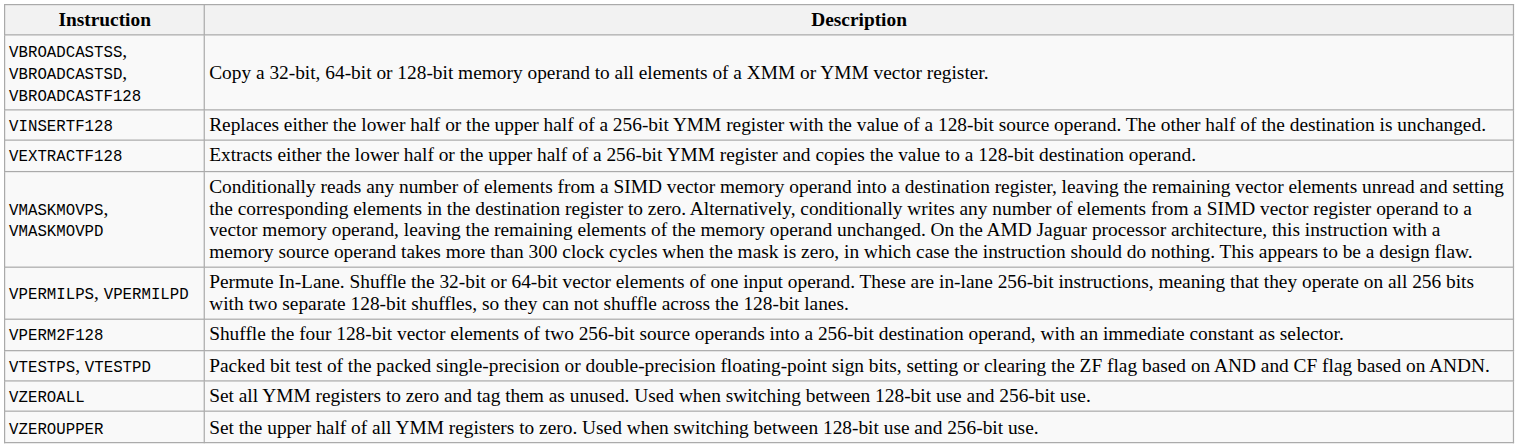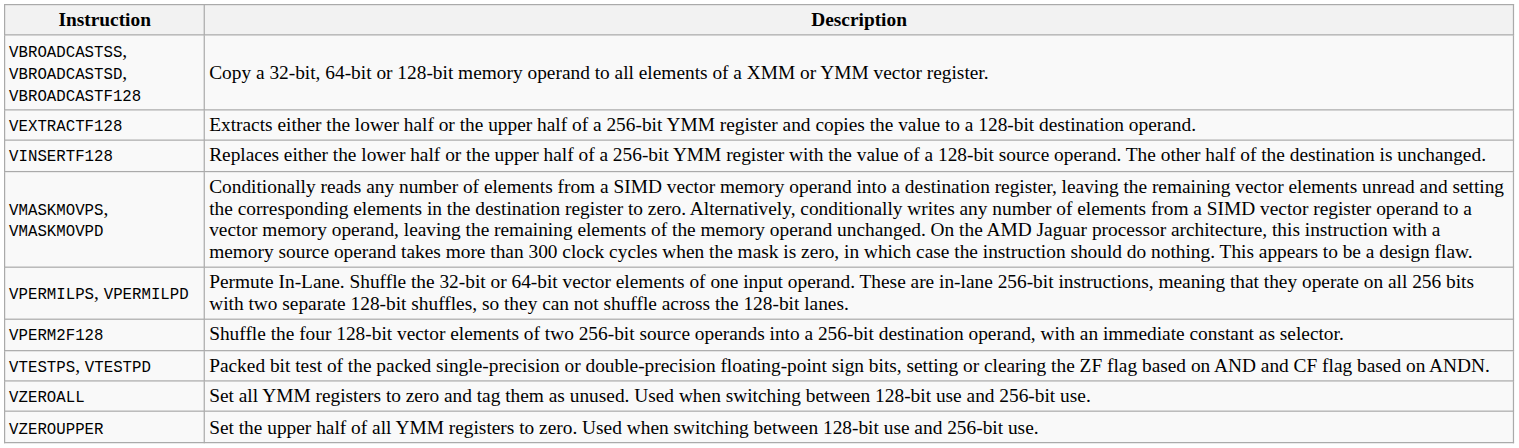rows swapped: (61, 127) <-> (66, 157)
